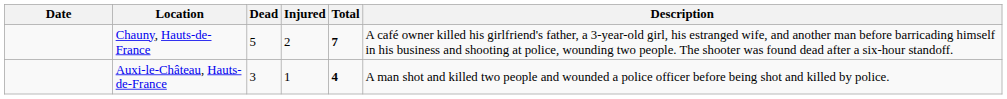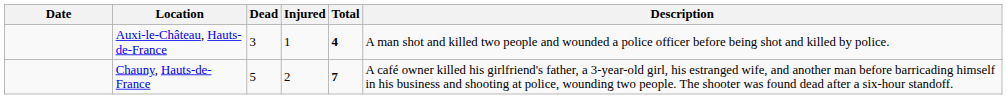rows swapped: (164, 42) <-> (179, 76)
